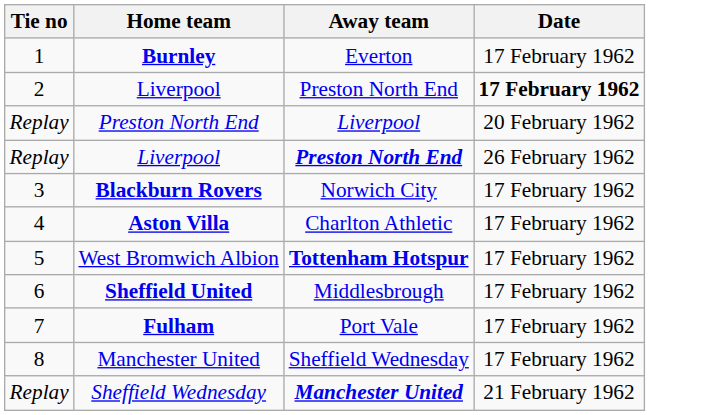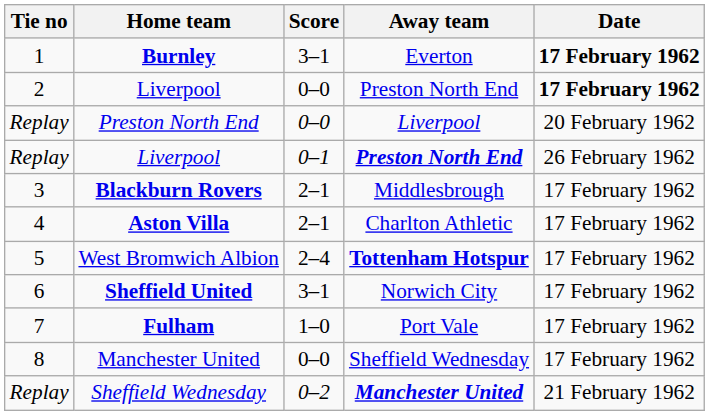+ column: (314, 21)
(559, 55) normal -> (619, 55) bold
(379, 190) Norwich City -> (439, 190) Middlesbrough
(379, 291) Middlesbrough -> (439, 291) Norwich City
